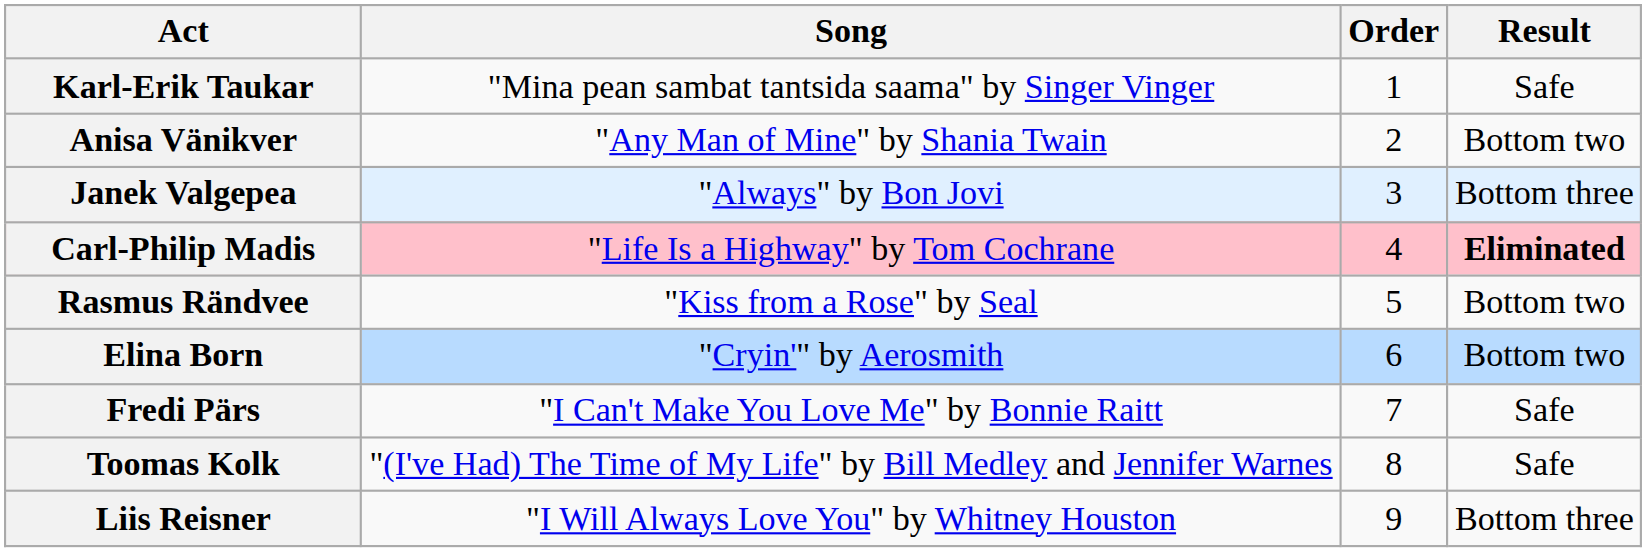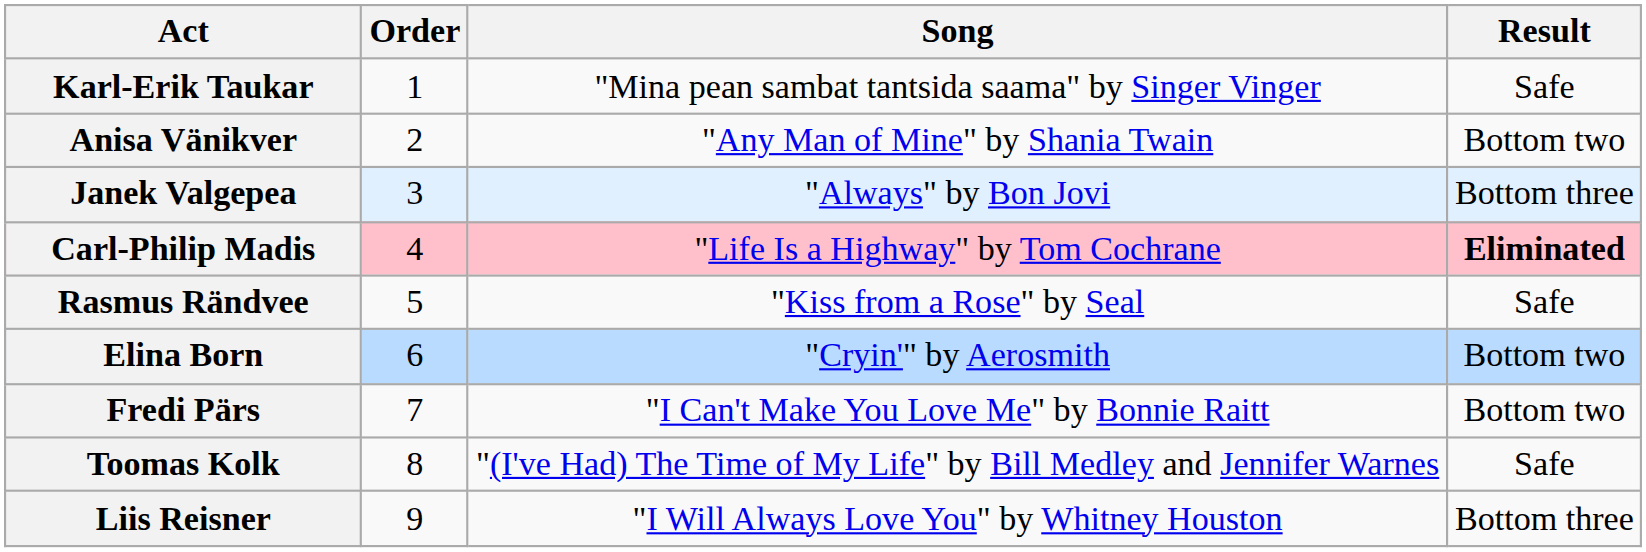columns swapped: (1394, 31) <-> (851, 31)
(1544, 301) Bottom two -> (1544, 301) Safe
(1544, 409) Safe -> (1544, 409) Bottom two
